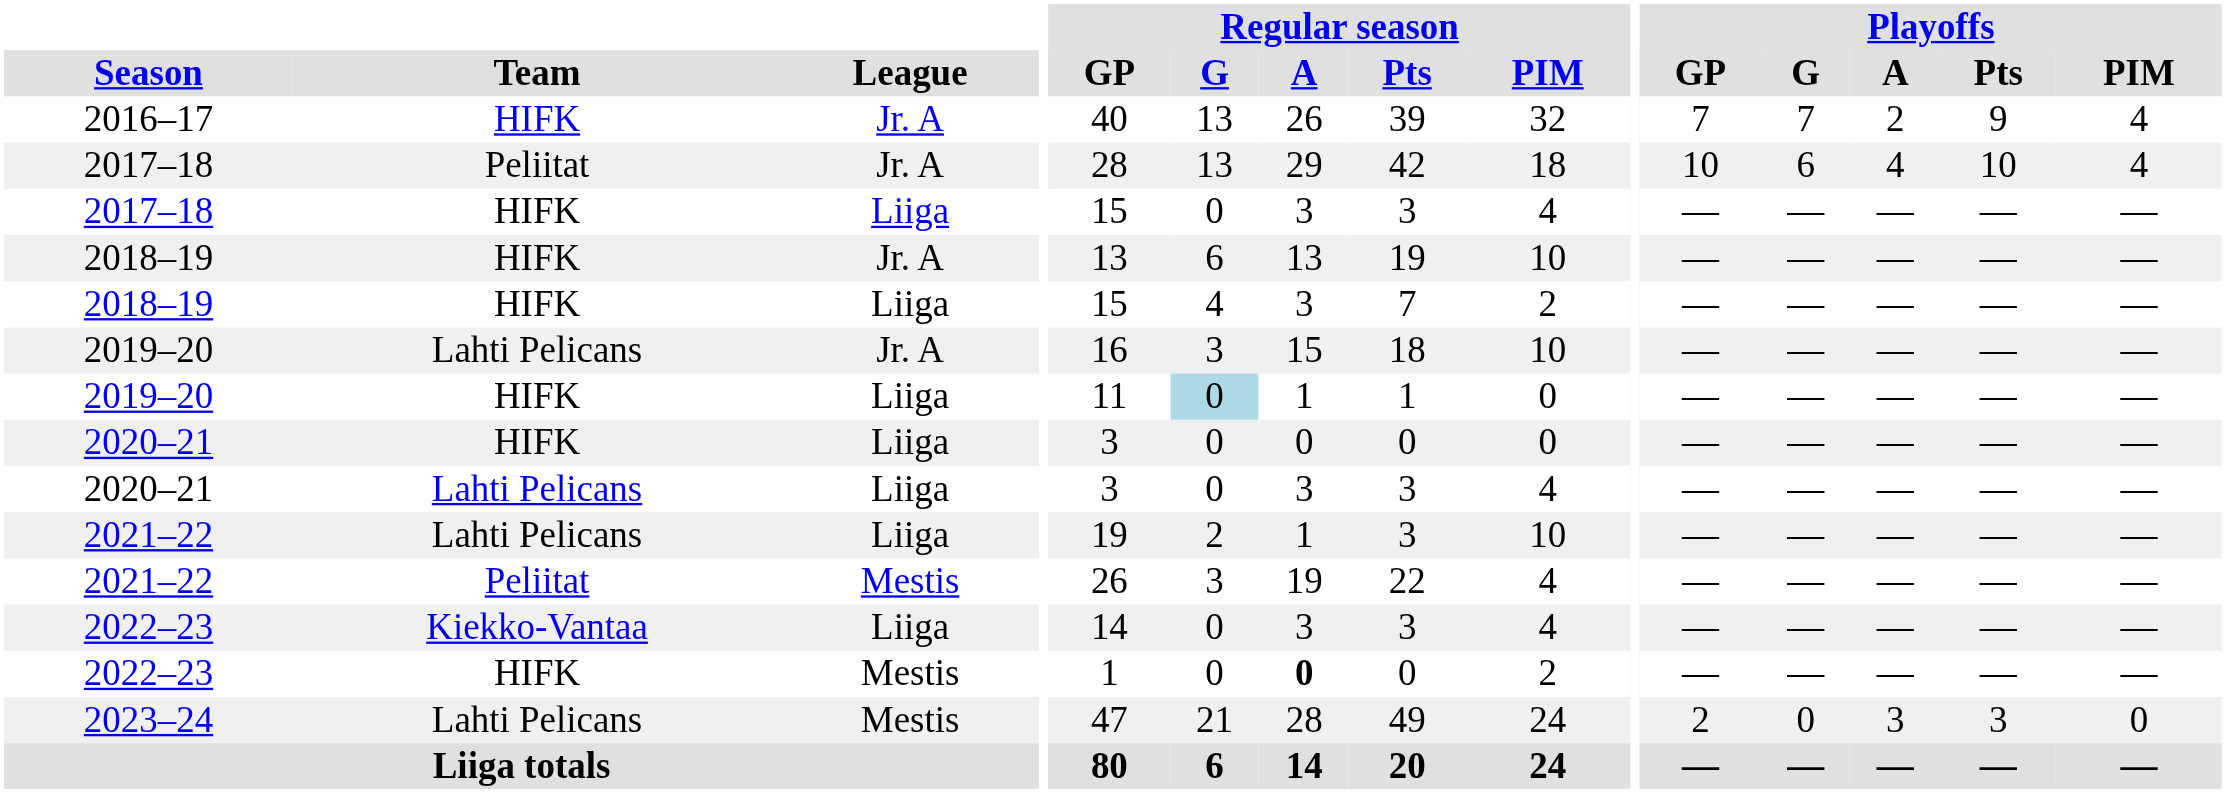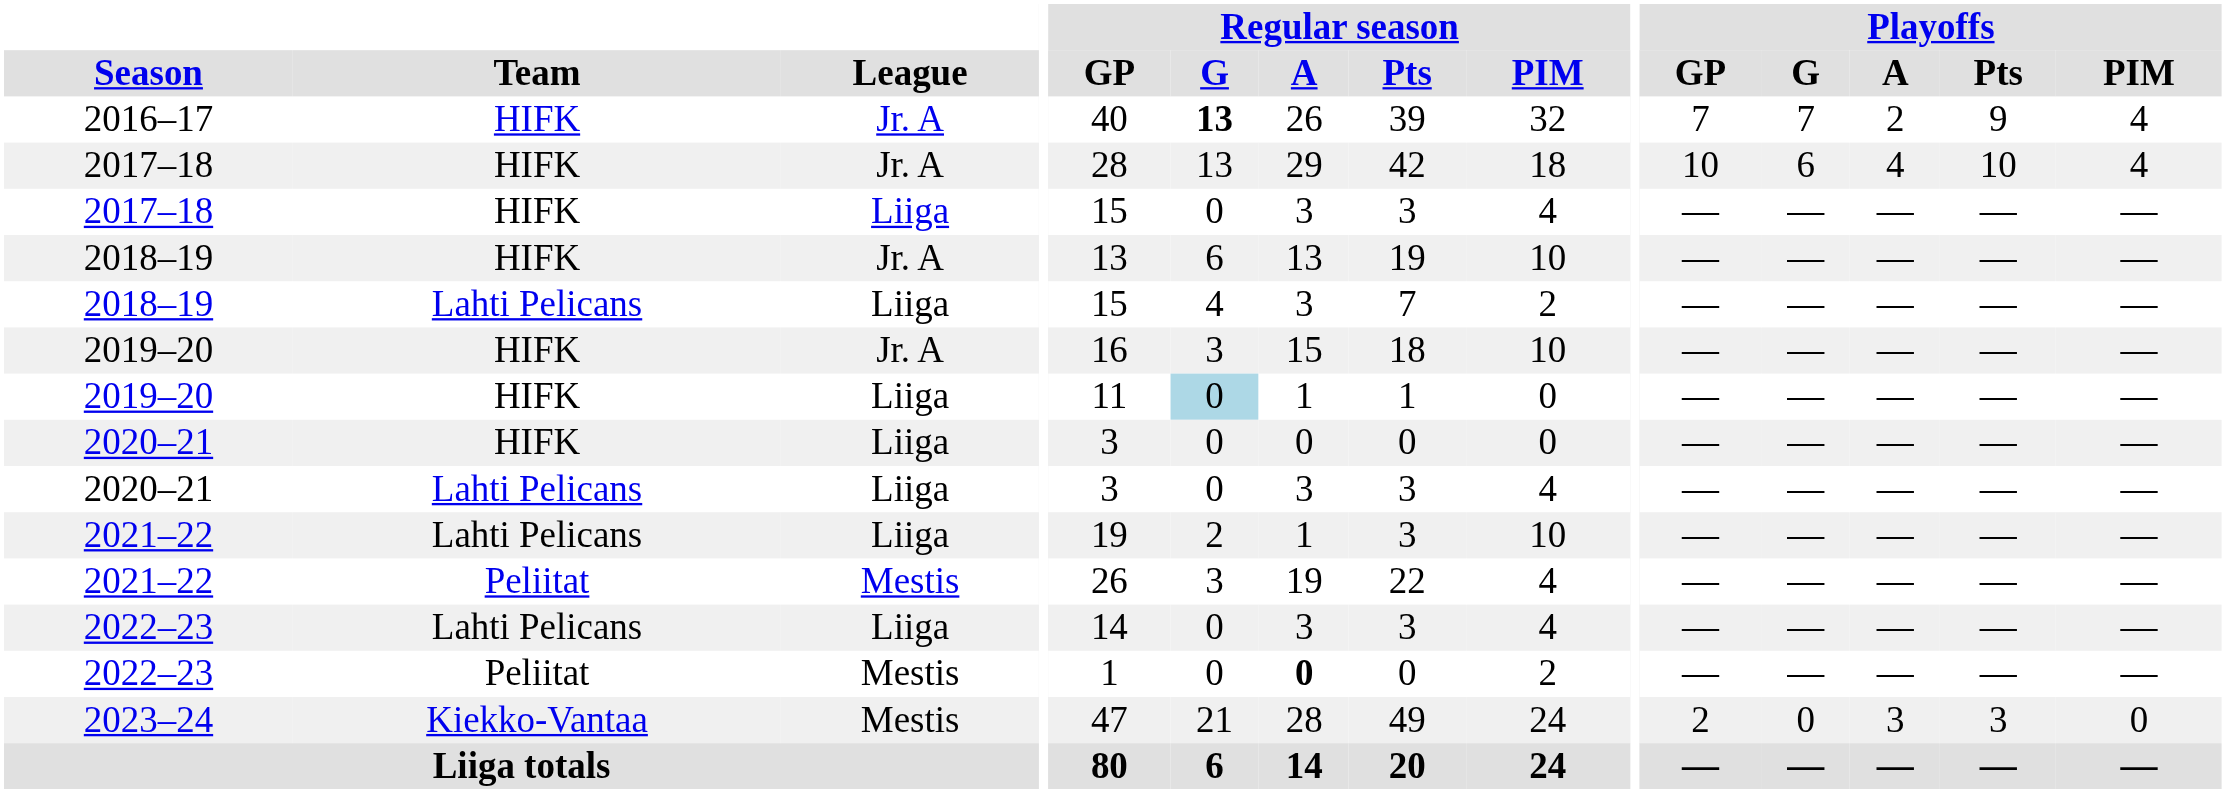(1215, 118) normal -> (1215, 118) bold
(537, 165) Peliitat -> (537, 165) HIFK
(537, 303) HIFK -> (537, 303) Lahti Pelicans
(537, 349) Lahti Pelicans -> (537, 349) HIFK
(537, 627) Kiekko-Vantaa -> (537, 627) Lahti Pelicans
(537, 673) HIFK -> (537, 673) Peliitat
(537, 719) Lahti Pelicans -> (537, 719) Kiekko-Vantaa
